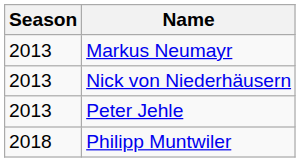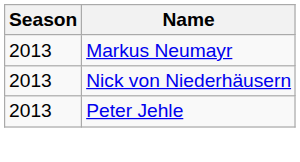- row: (159, 141)
